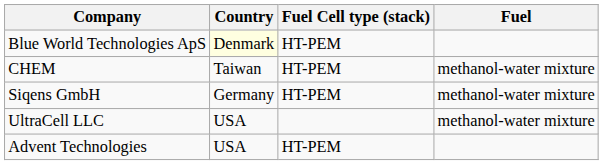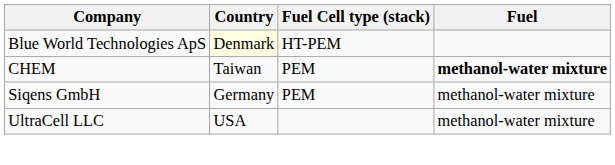(311, 69) HT-PEM -> (299, 69) PEM
(516, 69) normal -> (522, 69) bold
(311, 95) HT-PEM -> (299, 95) PEM
- row: (78, 146)
